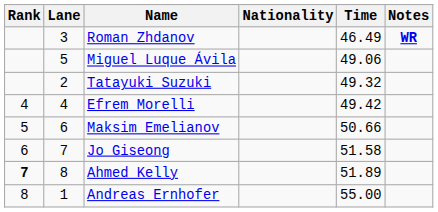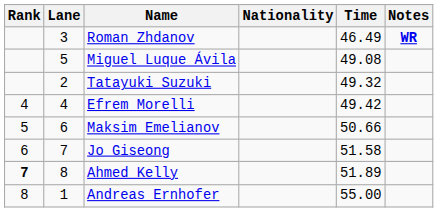(361, 61) 49.06 -> (361, 61) 49.08
